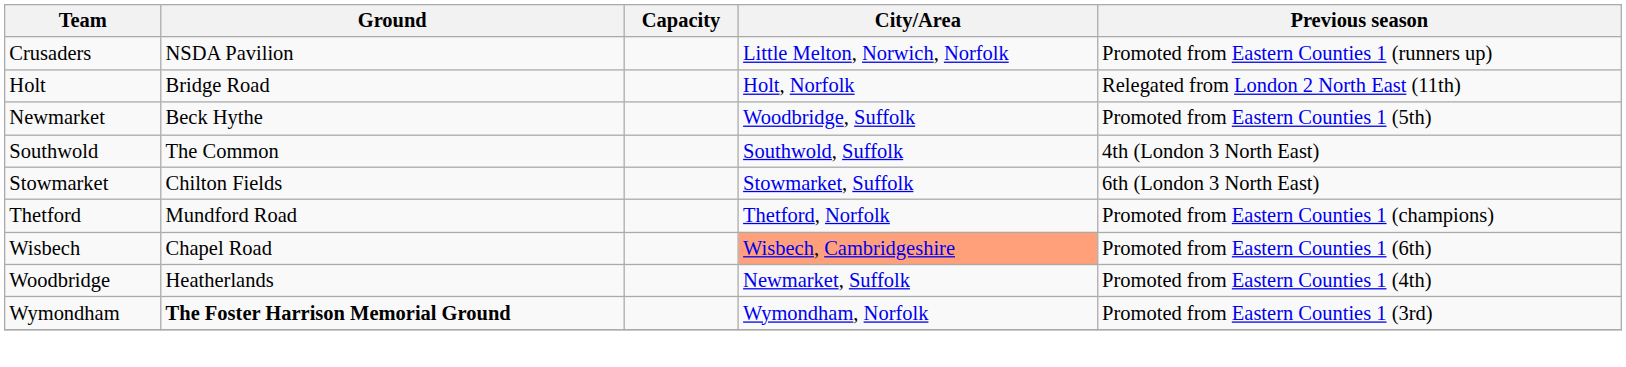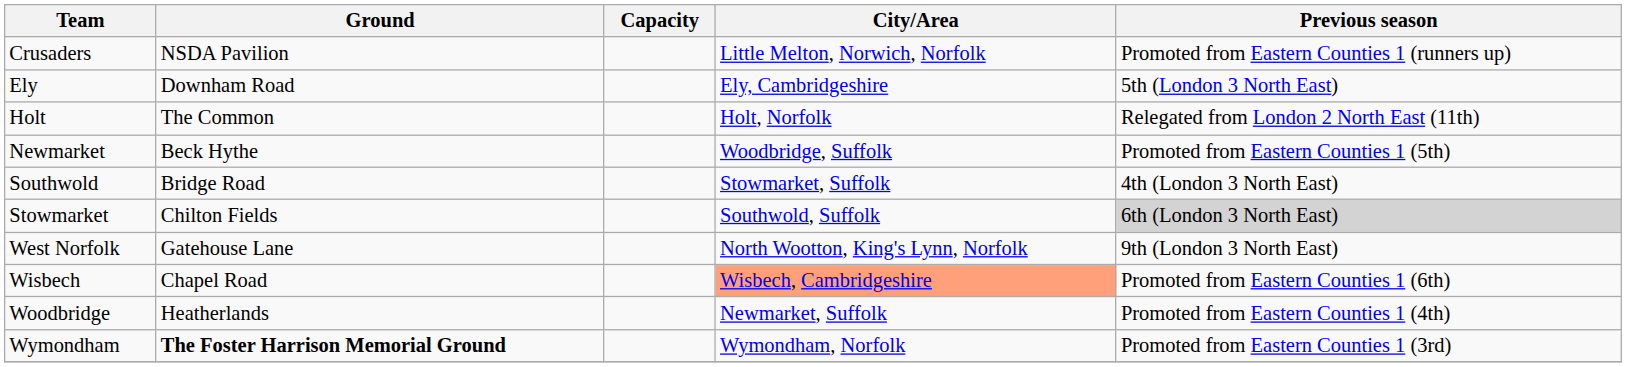+ row: (24, 85)
(218, 85) Bridge Road -> (217, 118) The Common
(222, 150) The Common -> (213, 183) Bridge Road
(823, 150) Southwold, Suffolk -> (805, 183) Stowmarket, Suffolk
(828, 183) Stowmarket, Suffolk -> (800, 215) Southwold, Suffolk
(1211, 183) no background -> (1230, 215) lightgrey background
- row: (45, 215)
+ row: (65, 248)
